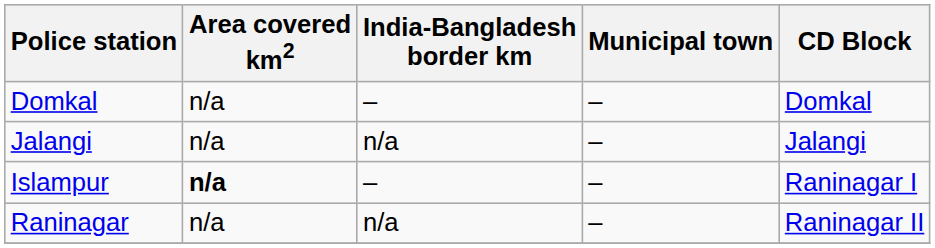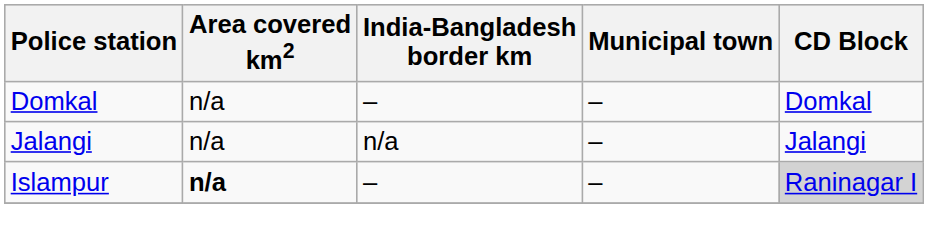(851, 182) no background -> (851, 182) lightgrey background
- row: (70, 222)
